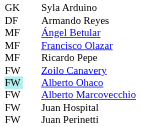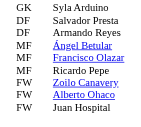+ row: (86, 20)
(13, 82) paleturquoise background -> (24, 95) no background
- row: (89, 95)
- row: (70, 120)
